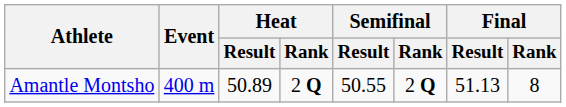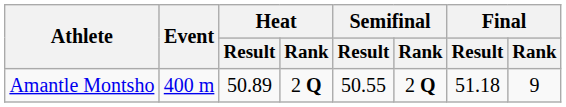(477, 85) 51.13 -> (477, 85) 51.18
(534, 85) 8 -> (534, 85) 9
